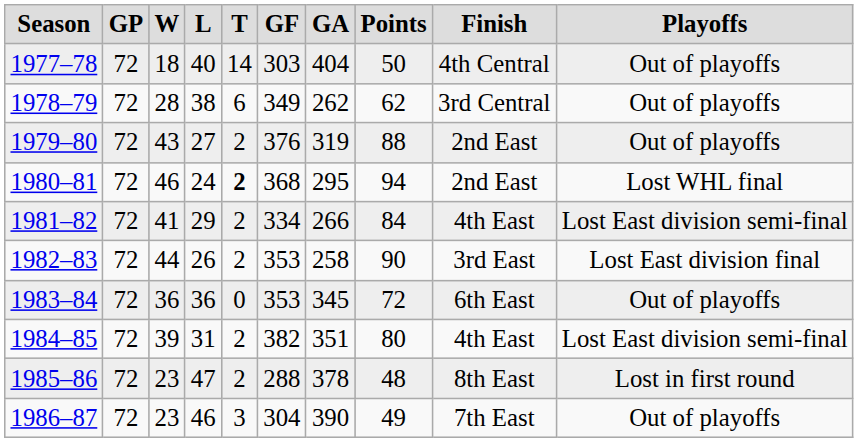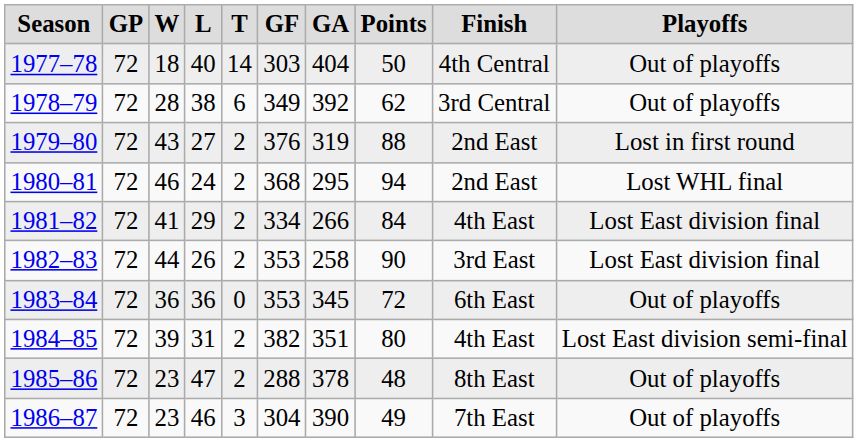(331, 102) 262 -> (331, 102) 392
(705, 142) Out of playoffs -> (705, 142) Lost in first round
(239, 181) bold -> (239, 181) normal
(705, 220) Lost East division semi-final -> (705, 220) Lost East division final
(705, 378) Lost in first round -> (705, 378) Out of playoffs
